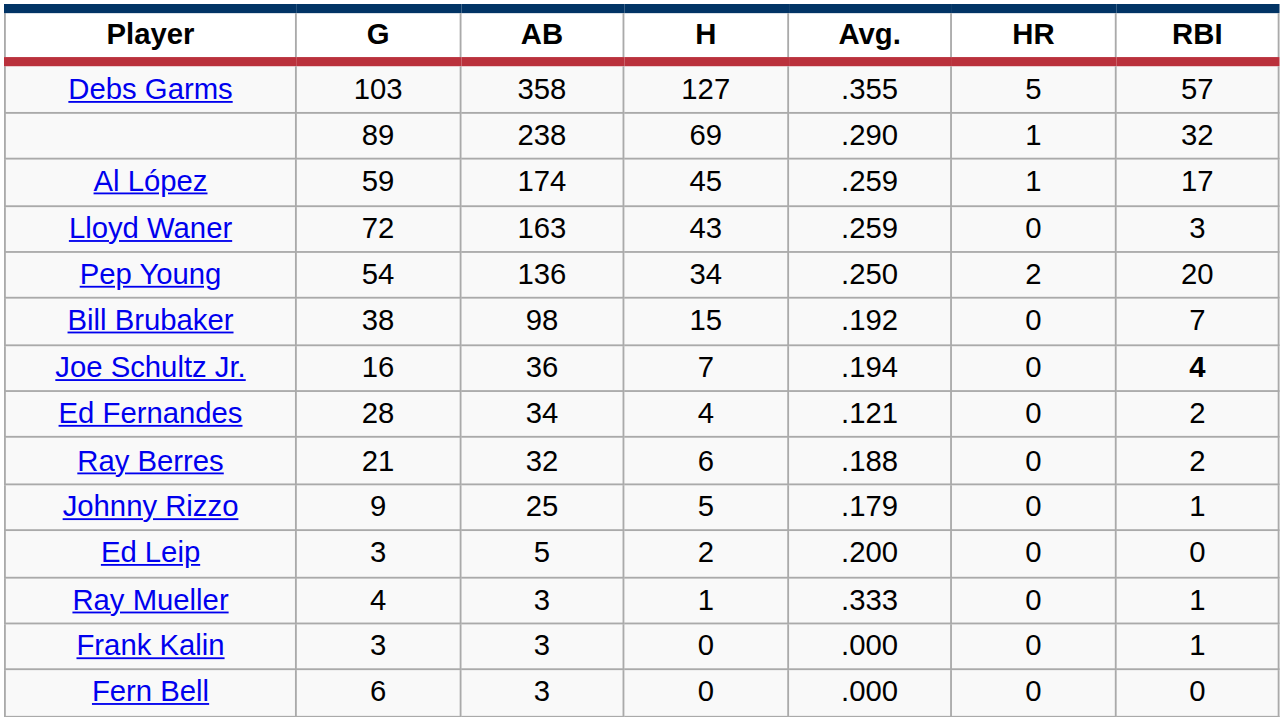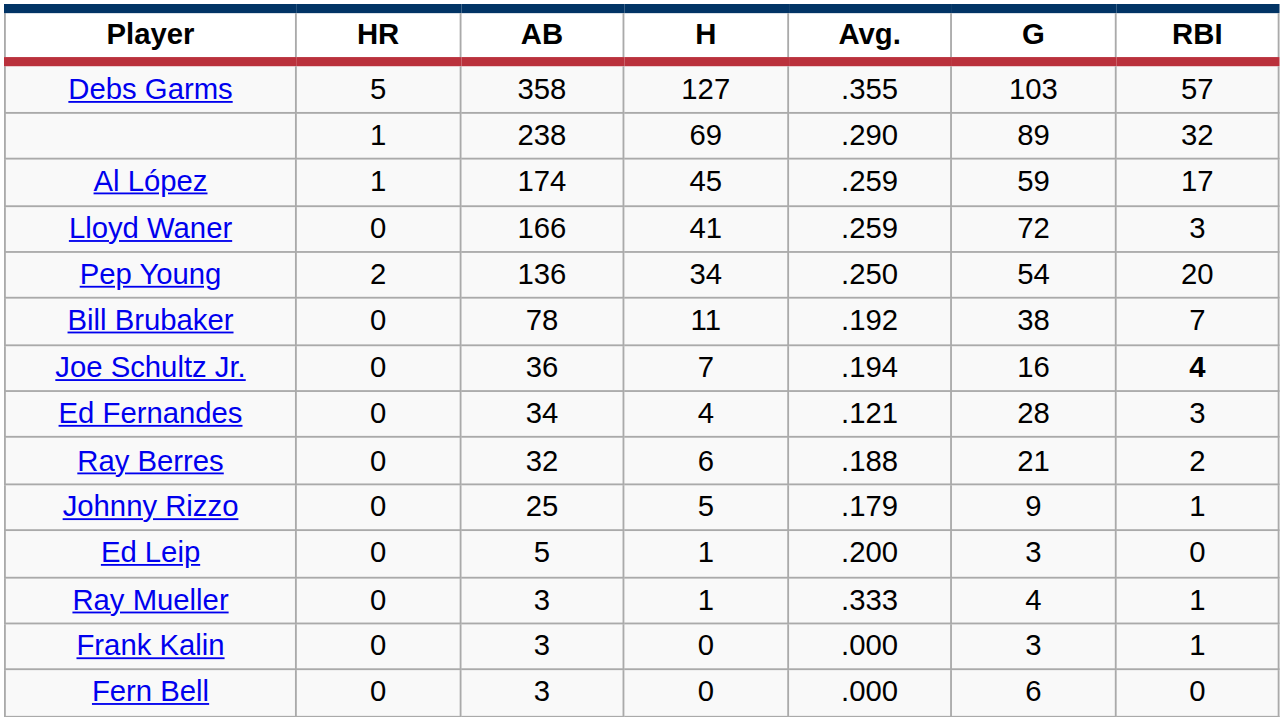columns swapped: (378, 35) <-> (1033, 35)
(542, 228) 163 -> (542, 228) 166
(706, 228) 43 -> (706, 228) 41
(542, 320) 98 -> (542, 320) 78
(706, 320) 15 -> (706, 320) 11
(1197, 413) 2 -> (1197, 413) 3
(706, 553) 2 -> (706, 553) 1
